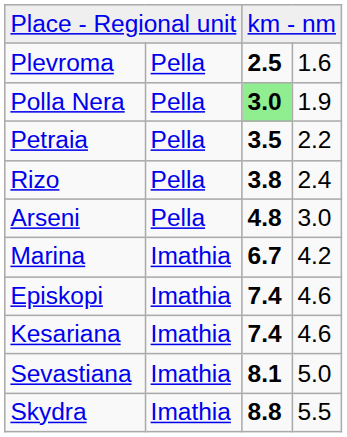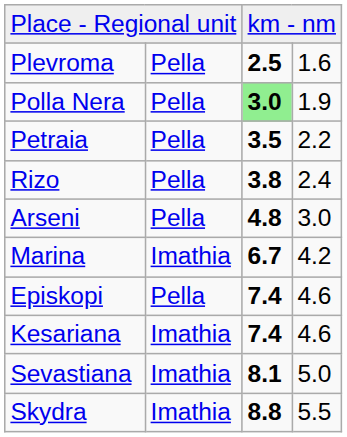(191, 295) Imathia -> (178, 295) Pella
